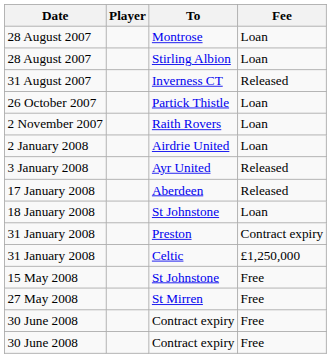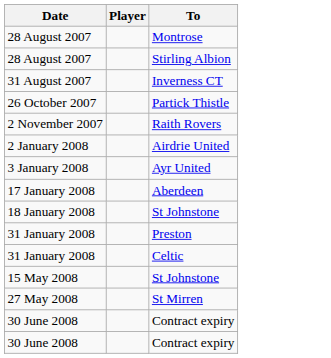- column: (282, 15)
